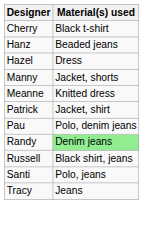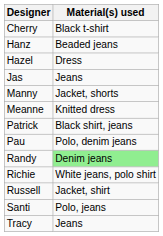+ row: (15, 77)
(83, 110) Jacket, shirt -> (94, 126) Black shirt, jeans
+ row: (21, 175)
(94, 158) Black shirt, jeans -> (83, 191) Jacket, shirt
